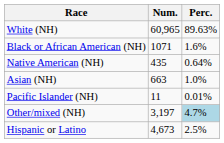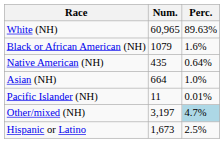(161, 46) 1071 -> (161, 46) 1079
(159, 79) 663 -> (159, 79) 664
(163, 130) 4,673 -> (163, 130) 1,673
